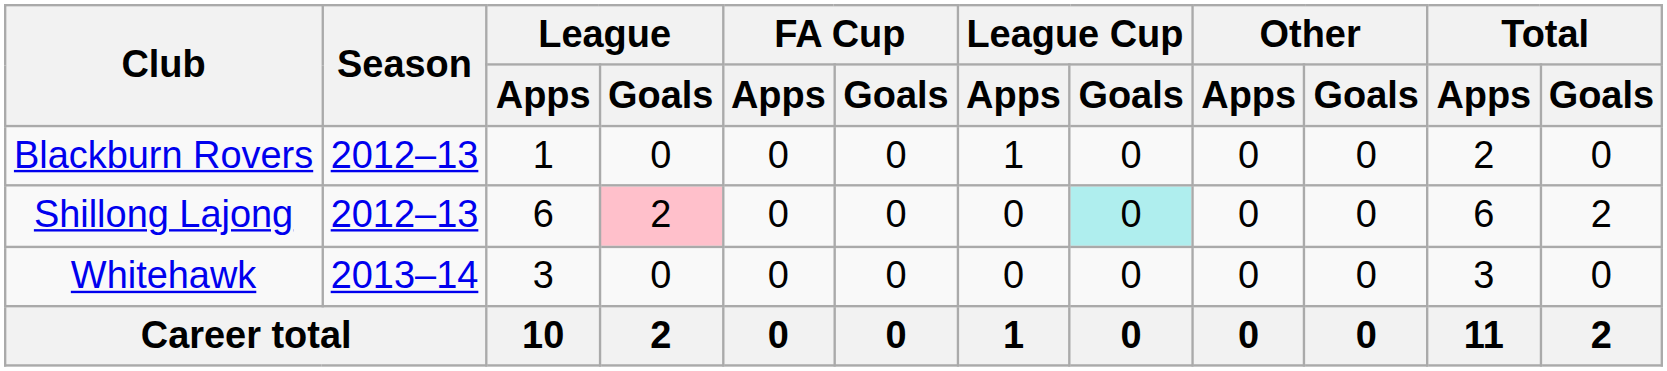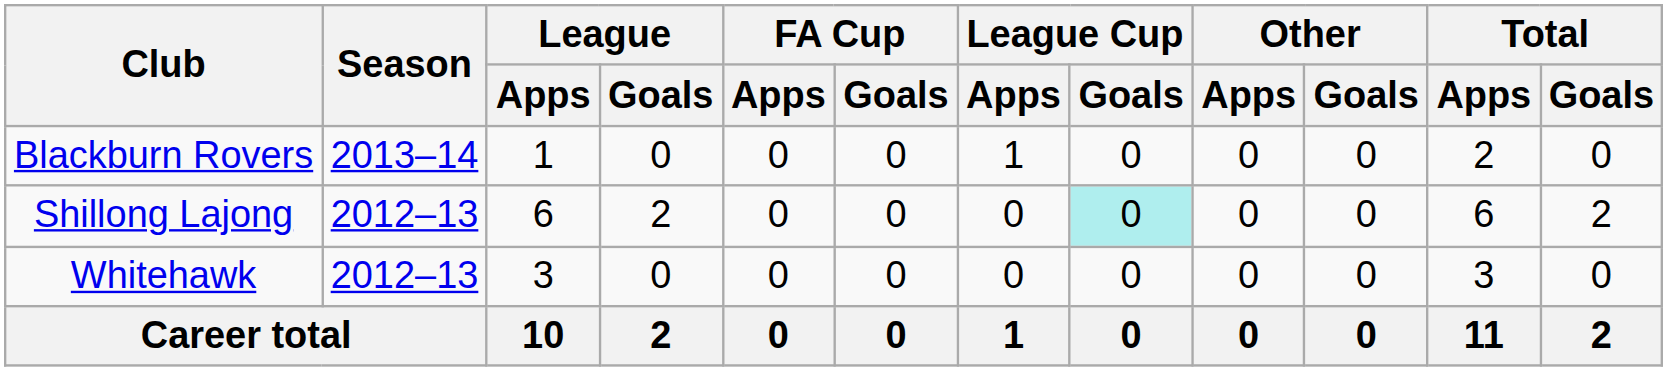(405, 154) 2012–13 -> (405, 154) 2013–14
(661, 214) pink background -> (661, 214) no background
(405, 275) 2013–14 -> (405, 275) 2012–13
